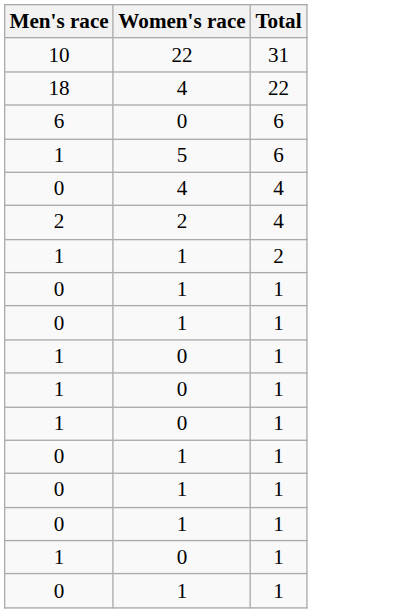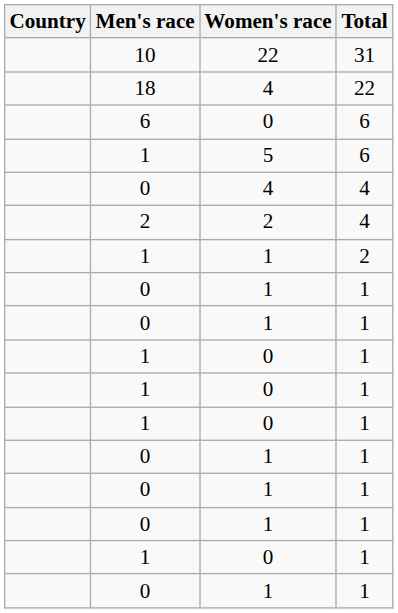+ column: (48, 21)
